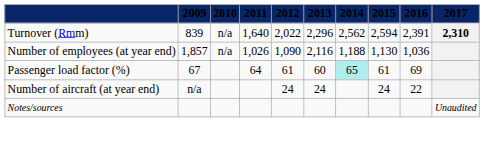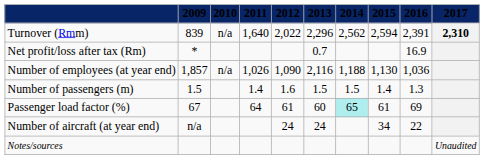+ row: (77, 51)
+ row: (71, 88)
(384, 88) 24 -> (384, 126) 34
